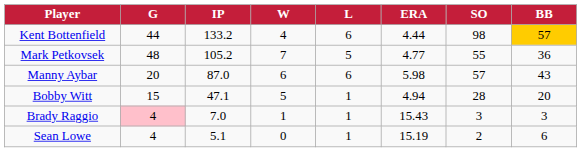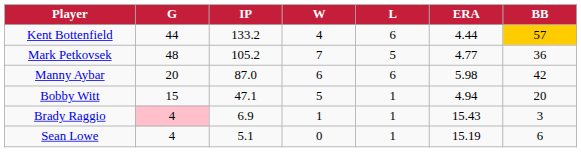- column: (479, 14)
(544, 75) 43 -> (540, 75) 42
(218, 116) 7.0 -> (246, 116) 6.9
